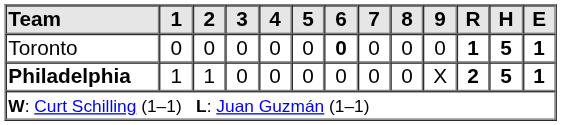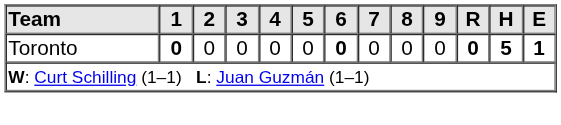(176, 48) normal -> (176, 48) bold
(473, 48) 1 -> (473, 48) 0
- row: (70, 76)
